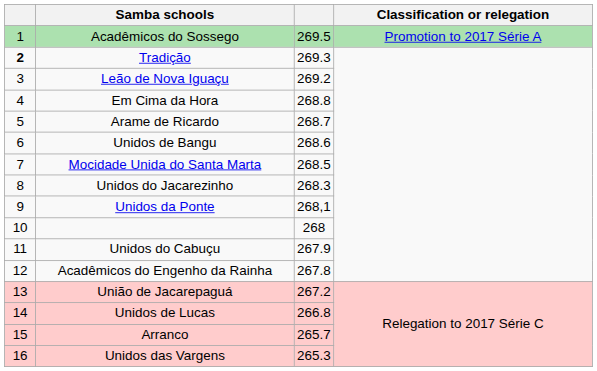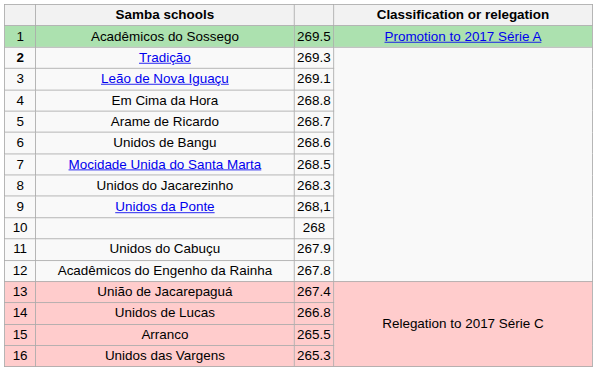(314, 79) 269.2 -> (314, 79) 269.1
(314, 292) 267.2 -> (314, 292) 267.4
(314, 334) 265.7 -> (314, 334) 265.5
